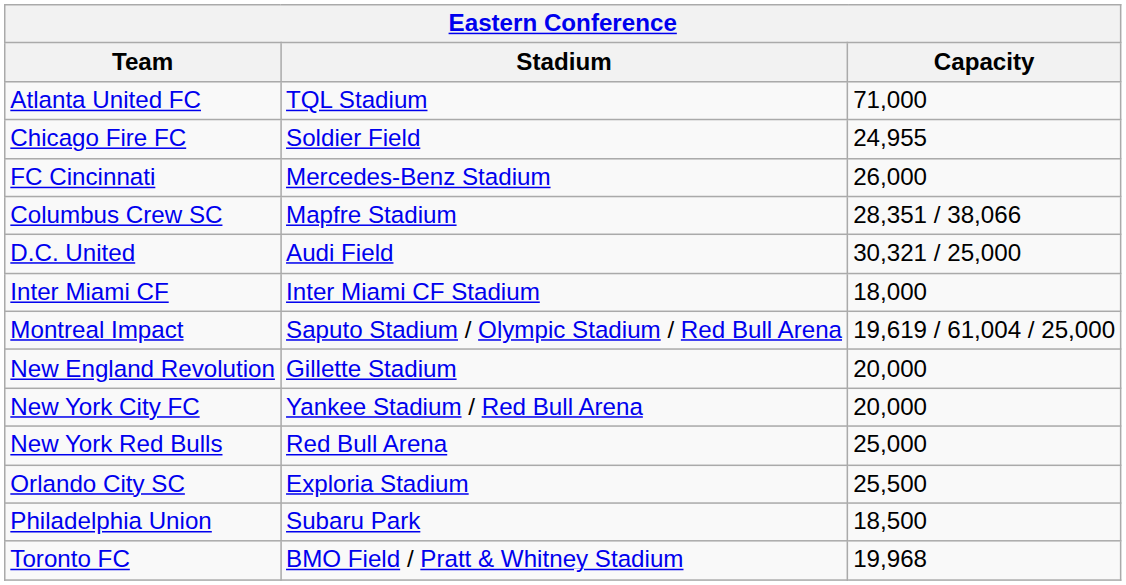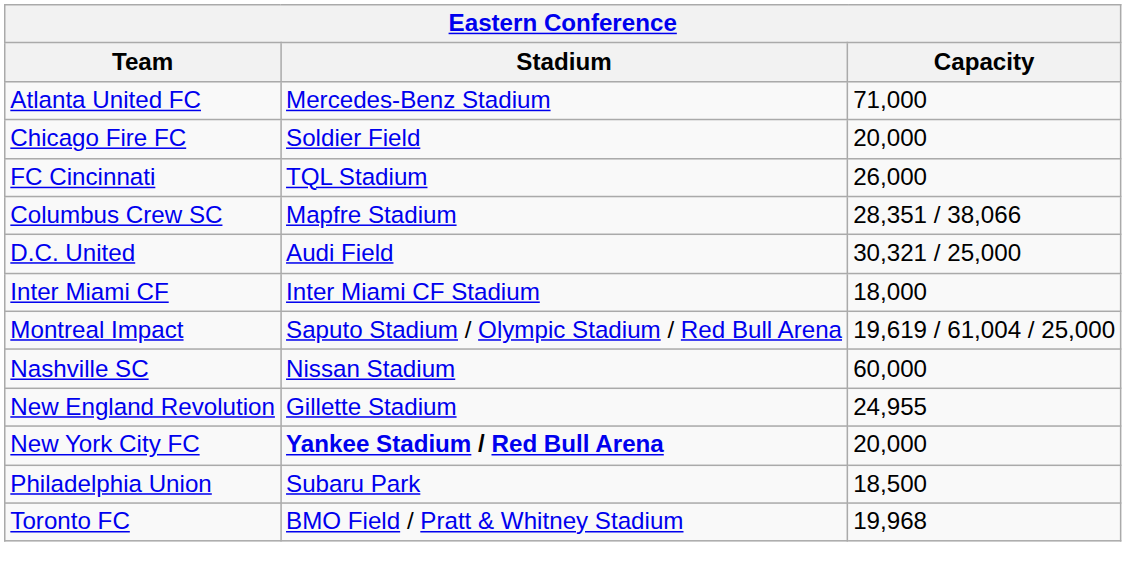(357, 100) TQL Stadium -> (418, 100) Mercedes-Benz Stadium
(890, 138) 24,955 -> (890, 138) 20,000
(418, 176) Mercedes-Benz Stadium -> (357, 176) TQL Stadium
+ row: (79, 368)
(890, 368) 20,000 -> (890, 406) 24,955
(464, 406) normal -> (475, 445) bold
- row: (116, 445)
- row: (98, 483)
